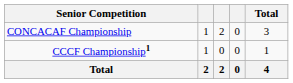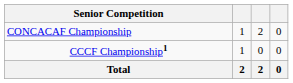- column: (267, 13)
